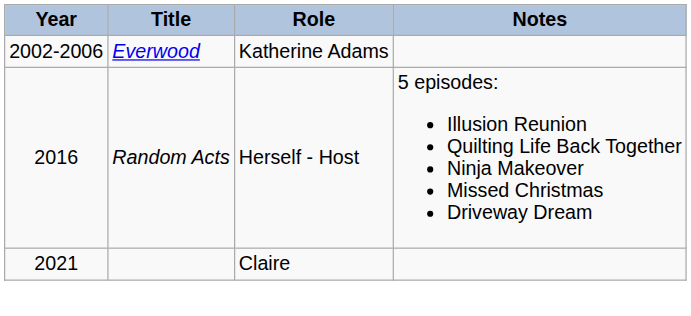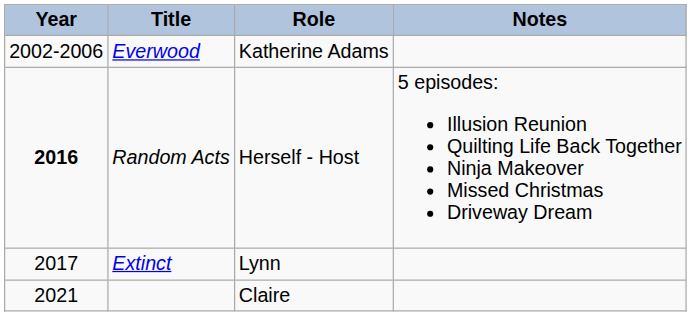(56, 157) normal -> (56, 157) bold
+ row: (142, 263)
